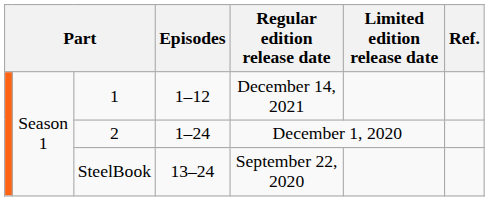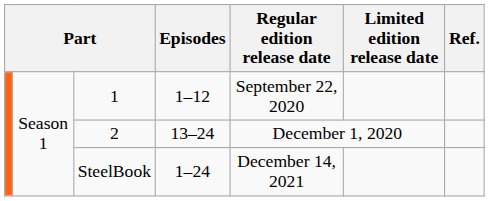(287, 95) December 14, 2021 -> (287, 95) September 22, 2020
(192, 133) 1–24 -> (192, 133) 13–24
(192, 171) 13–24 -> (192, 171) 1–24
(287, 171) September 22, 2020 -> (287, 171) December 14, 2021
